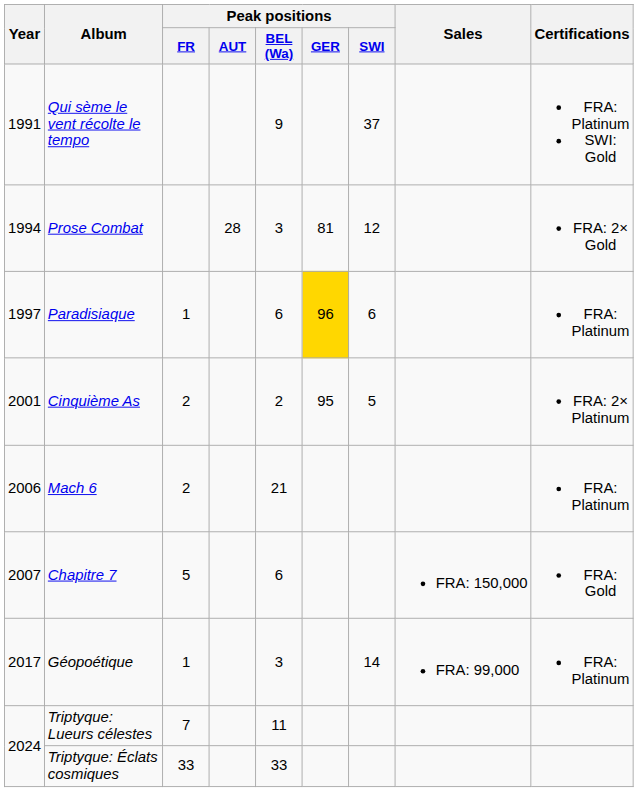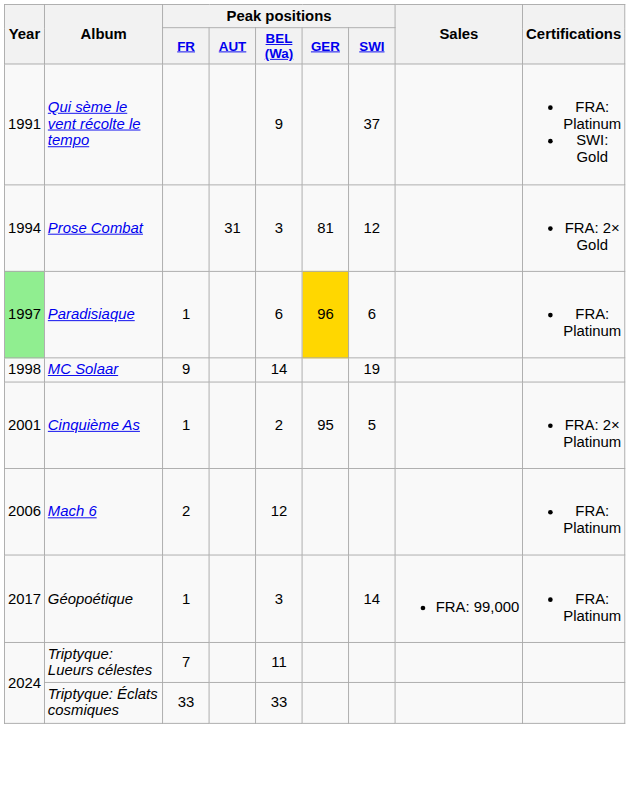(233, 227) 28 -> (233, 227) 31
(24, 314) no background -> (24, 314) lightgreen background
+ row: (83, 369)
(186, 401) 2 -> (186, 425) 1
(279, 488) 21 -> (279, 511) 12
- row: (82, 575)
